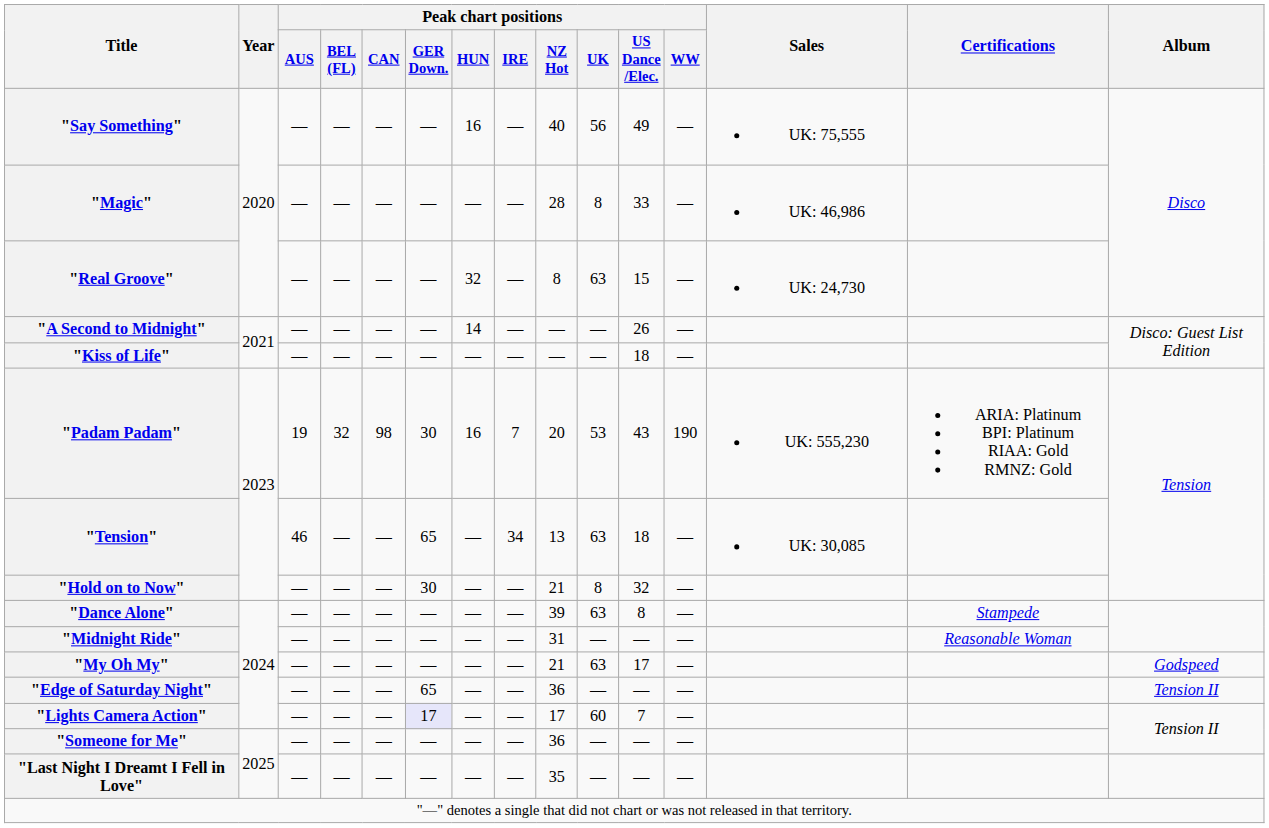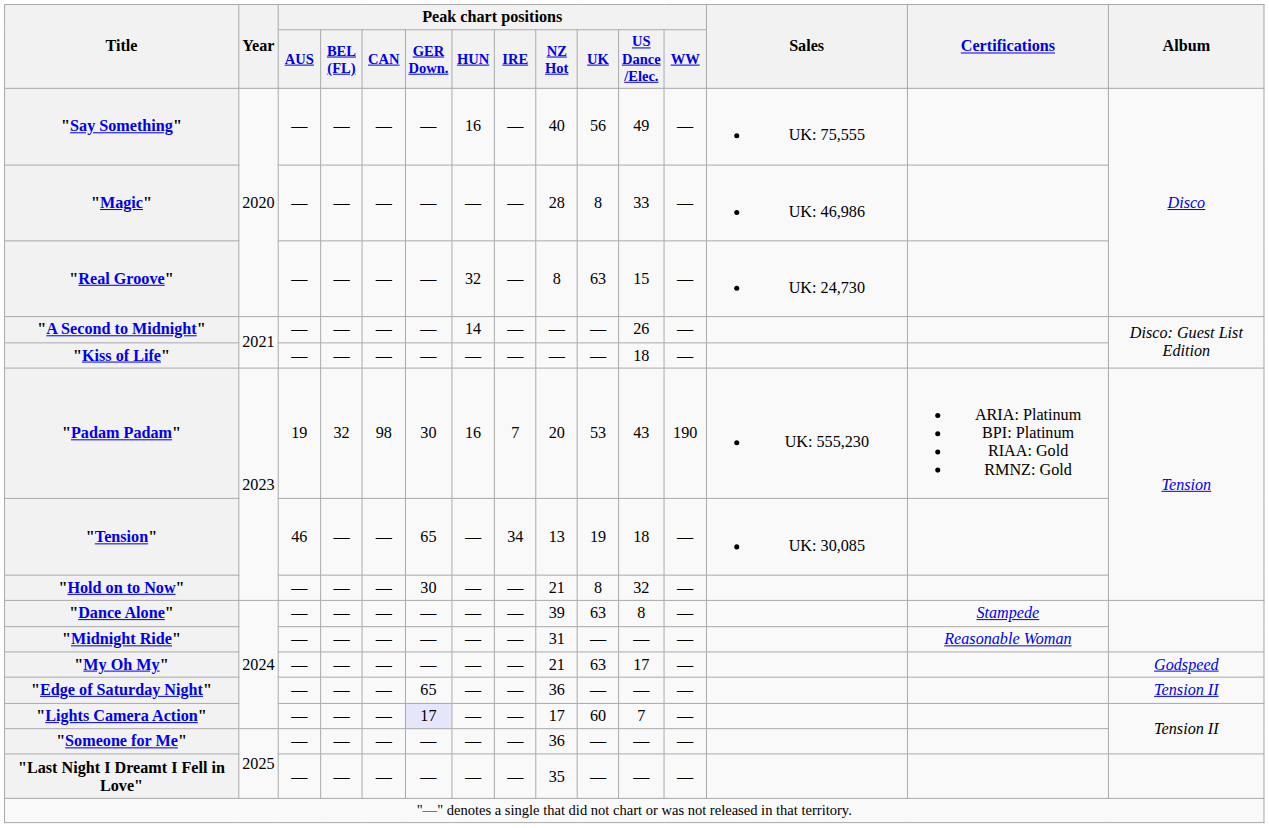(598, 536) 63 -> (598, 536) 19
